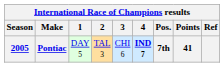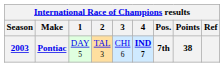(20, 49) 2005 -> (20, 49) 2003
(188, 49) 41 -> (188, 49) 38
